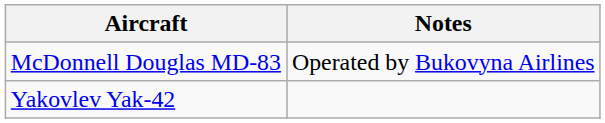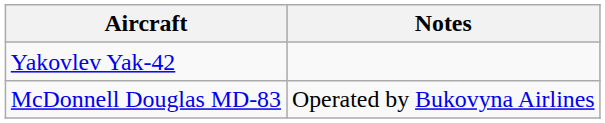rows swapped: (146, 61) <-> (93, 99)
